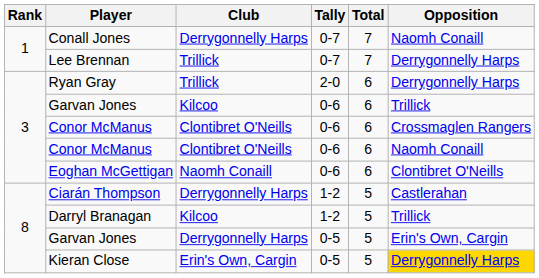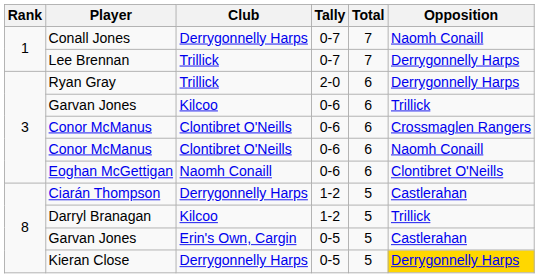(244, 238) Derrygonnelly Harps -> (238, 238) Erin's Own, Cargin
(449, 238) Erin's Own, Cargin -> (429, 238) Castlerahan
(238, 261) Erin's Own, Cargin -> (244, 261) Derrygonnelly Harps
